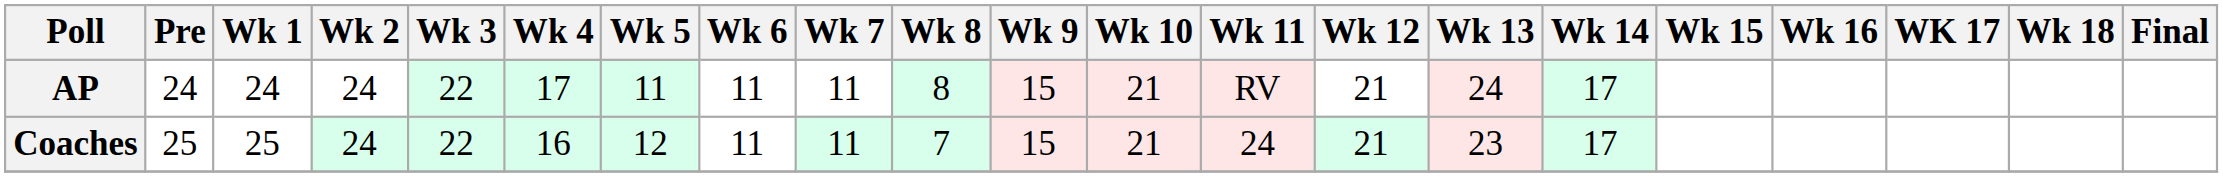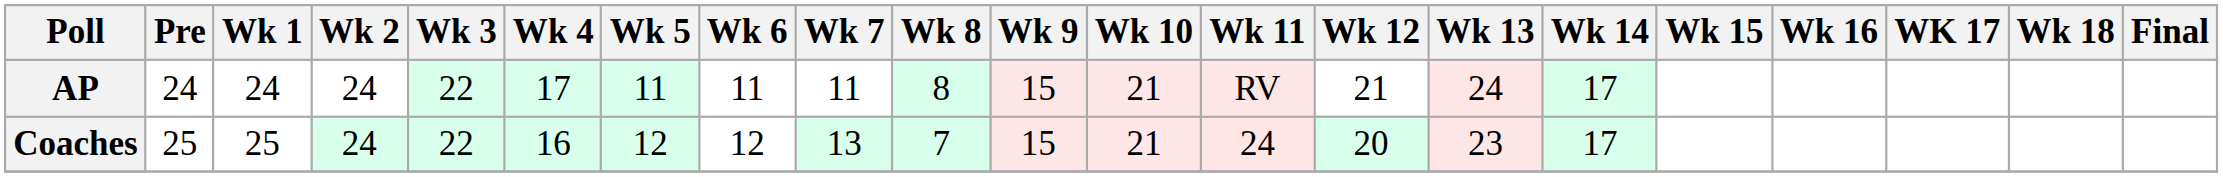(747, 143) 11 -> (747, 143) 12
(844, 143) 11 -> (844, 143) 13
(1371, 143) 21 -> (1371, 143) 20
